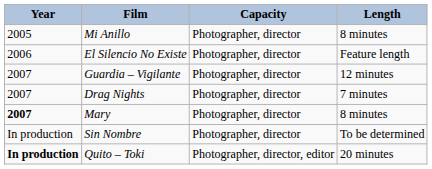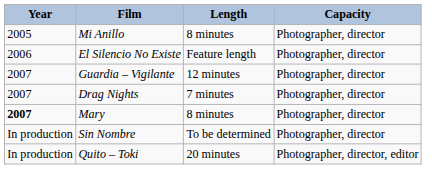columns swapped: (263, 14) <-> (382, 14)
(43, 154) bold -> (40, 154) normal
